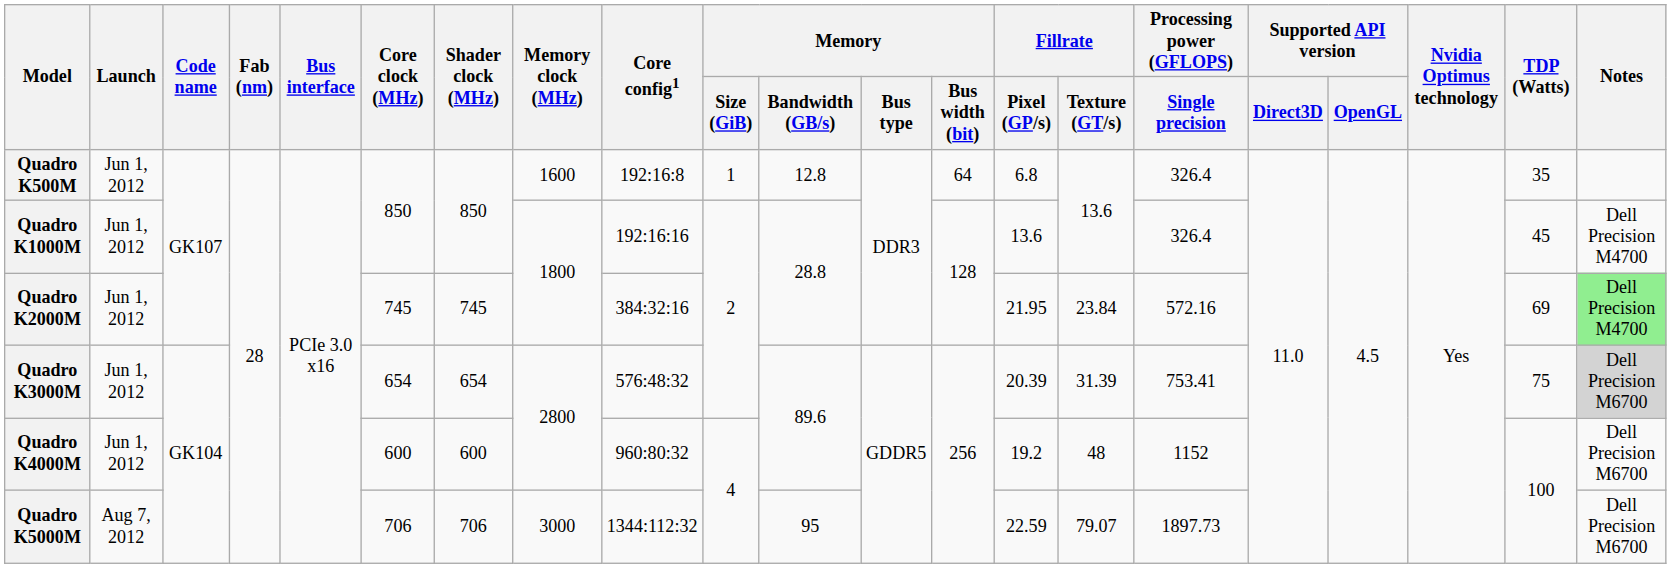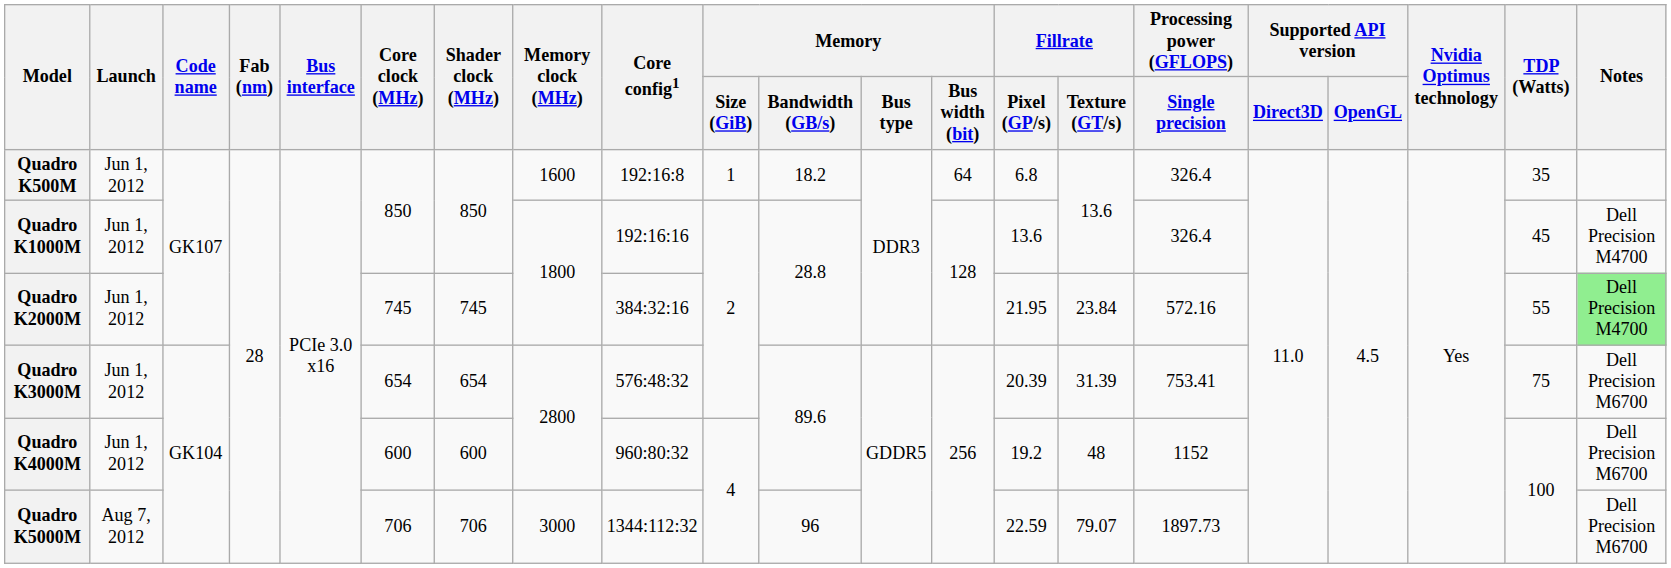(810, 174) 12.8 -> (810, 174) 18.2
(1541, 308) 69 -> (1541, 308) 55
(1622, 381) lightgrey background -> (1622, 381) no background
(810, 525) 95 -> (810, 525) 96
